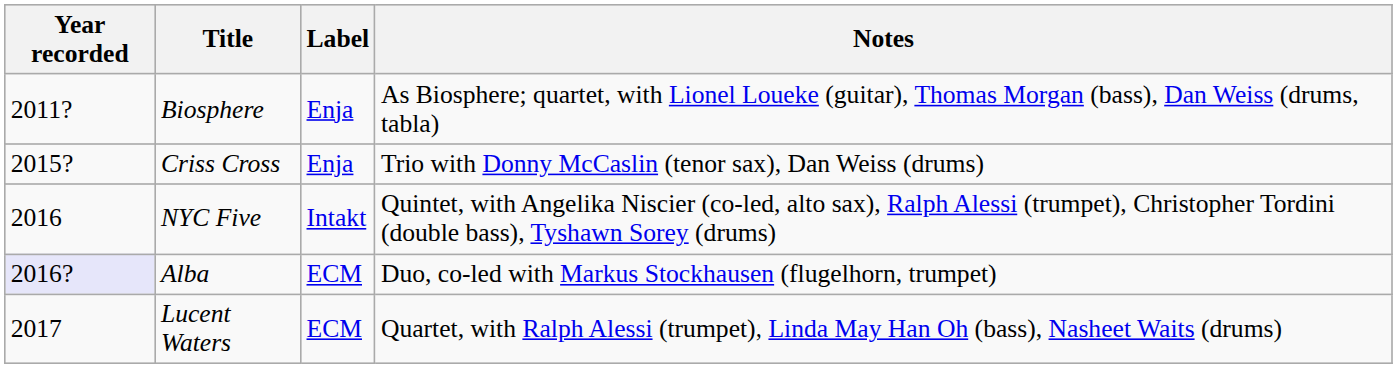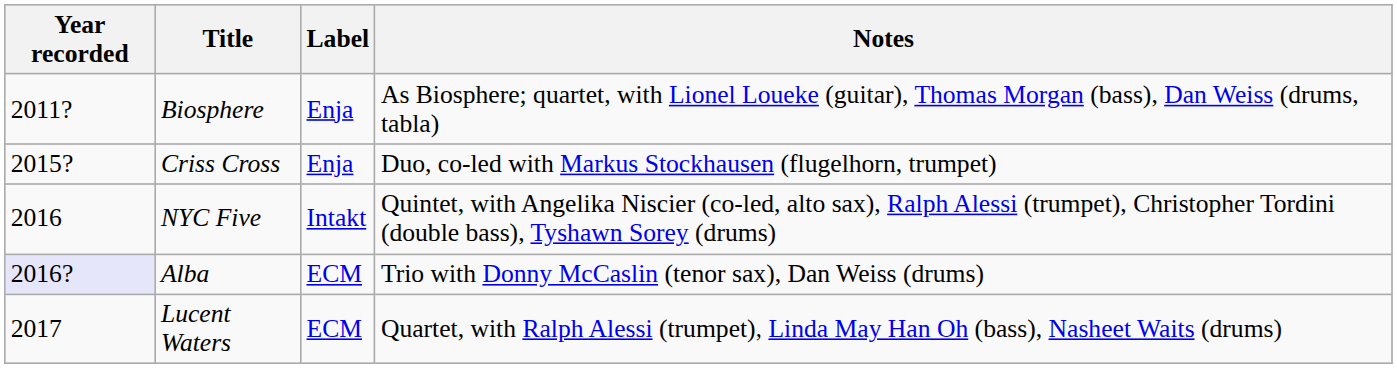(682, 163) Trio with Donny McCaslin (tenor sax), Dan Weiss (drums) -> (689, 163) Duo, co-led with Markus Stockhausen (flugelhorn, trumpet)
(689, 273) Duo, co-led with Markus Stockhausen (flugelhorn, trumpet) -> (682, 273) Trio with Donny McCaslin (tenor sax), Dan Weiss (drums)
